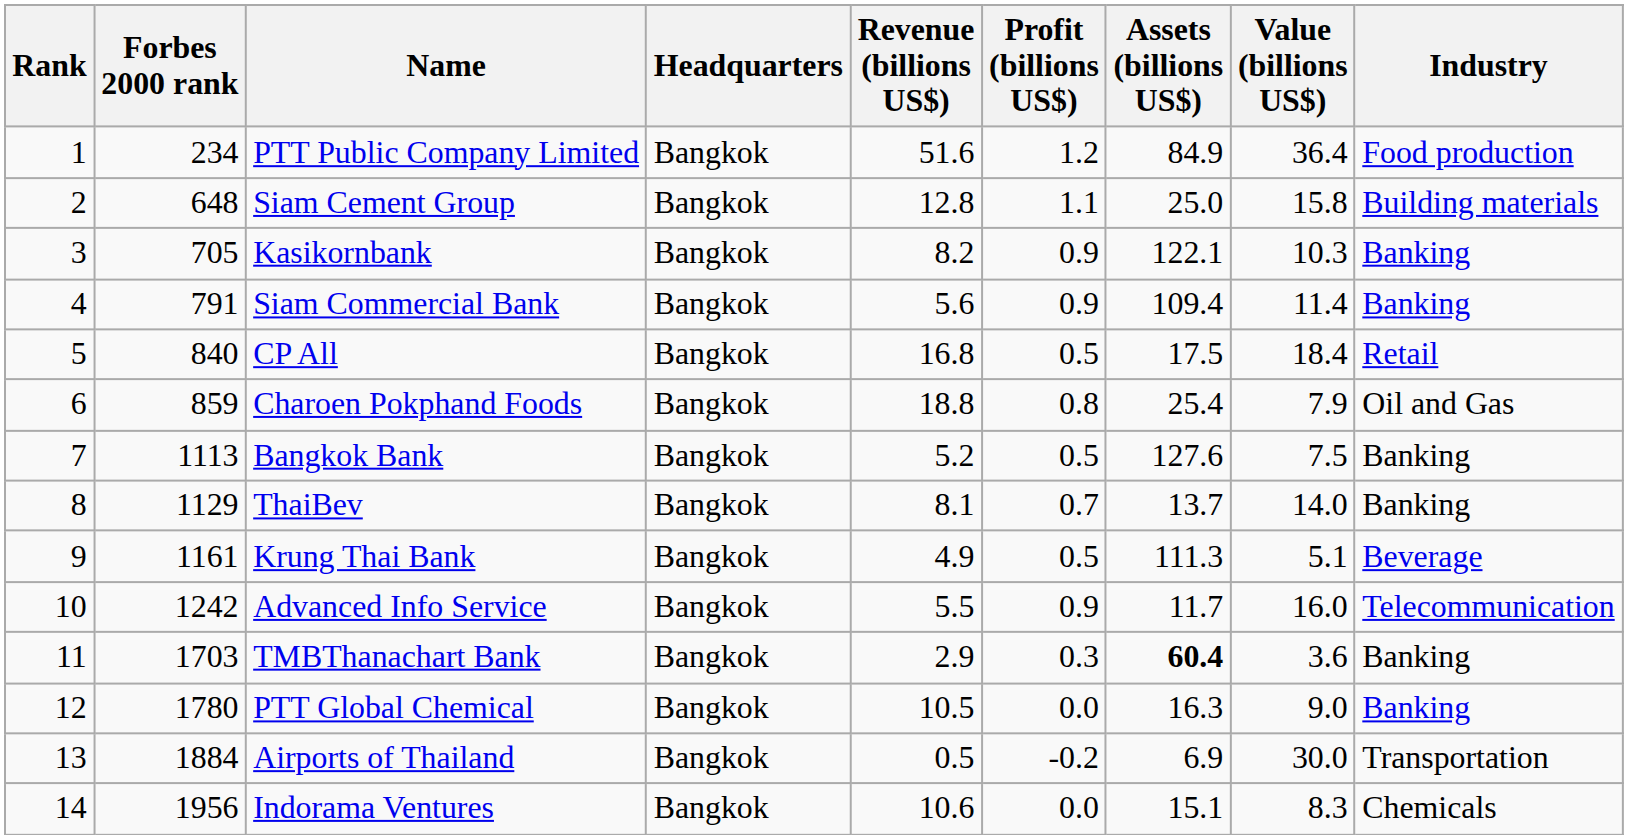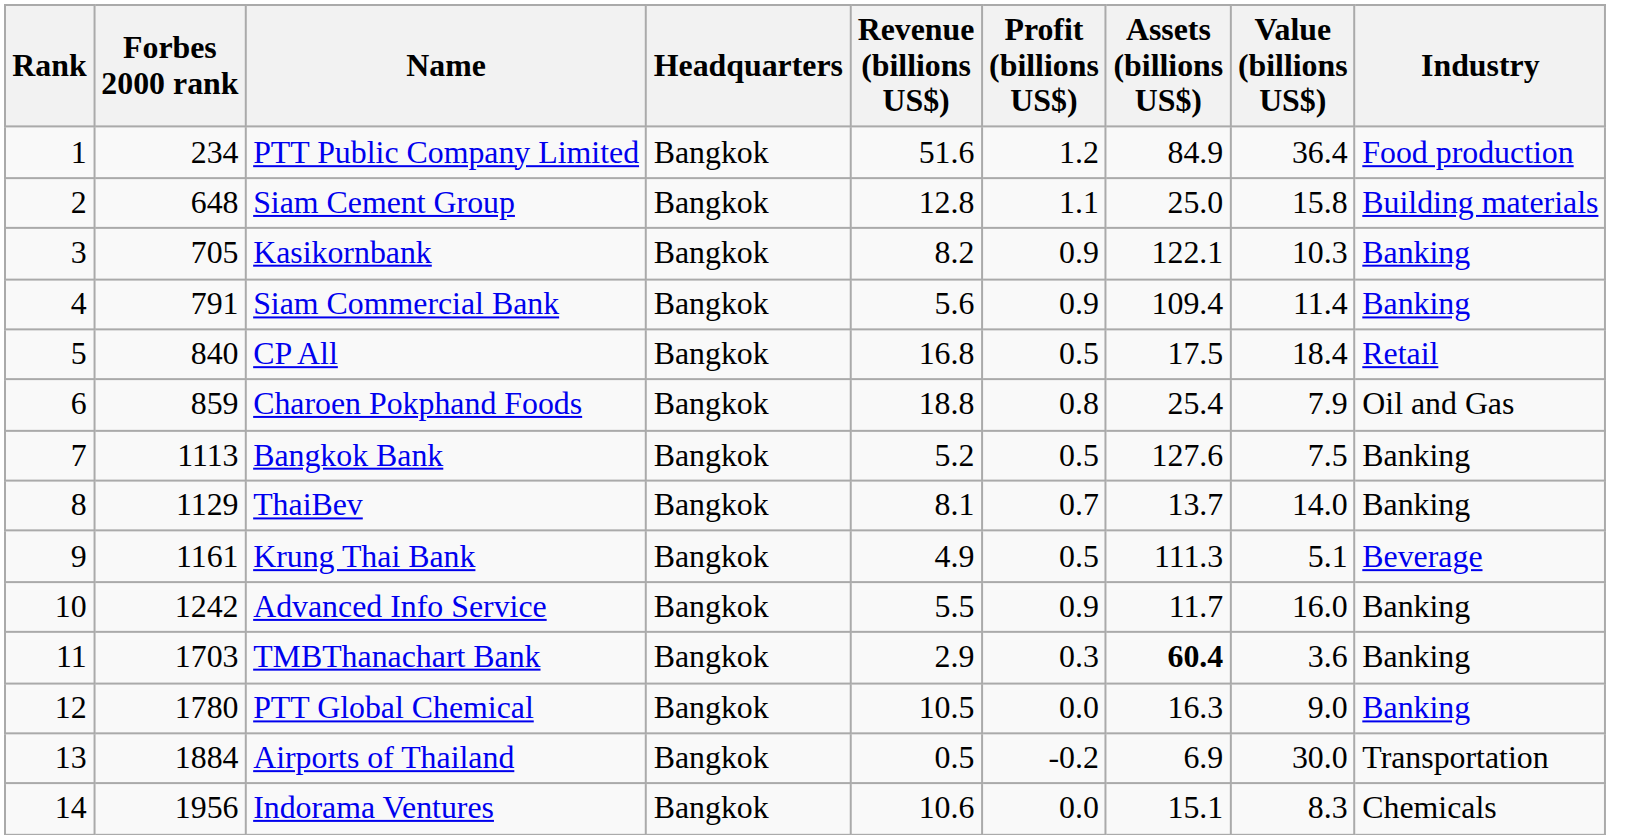(1489, 606) Telecommunication -> (1416, 606) Banking
